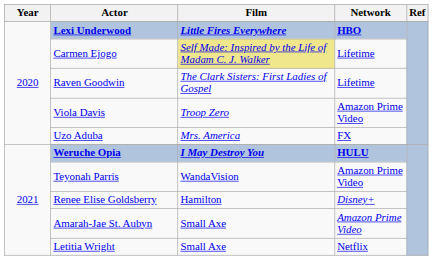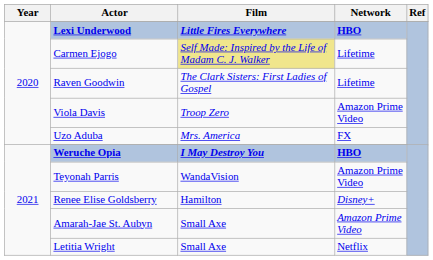(353, 153) HULU -> (349, 153) HBO
